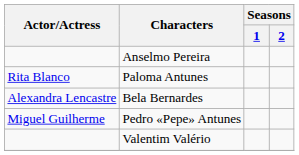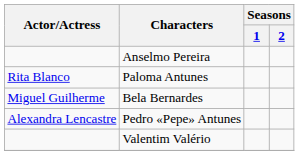(62, 98) Alexandra Lencastre -> (56, 98) Miguel Guilherme
(56, 118) Miguel Guilherme -> (62, 118) Alexandra Lencastre
